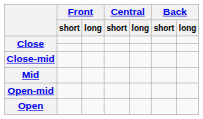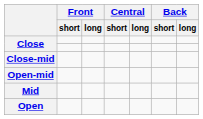rows swapped: (31, 75) <-> (31, 91)
